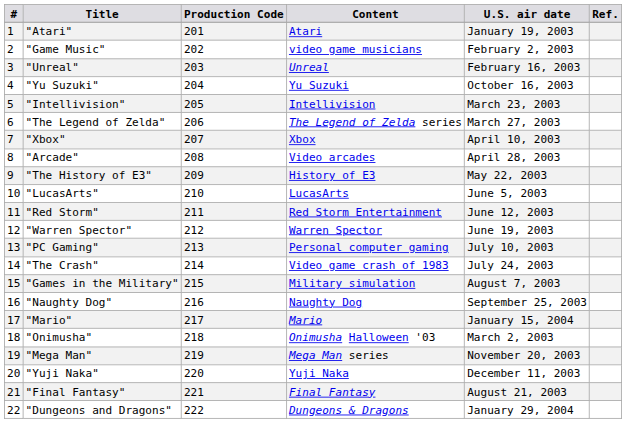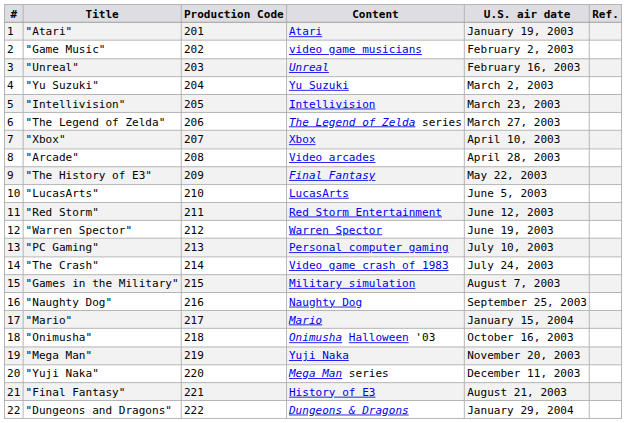(520, 85) October 16, 2003 -> (510, 85) March 2, 2003
(332, 176) History of E3 -> (332, 176) Final Fantasy
(510, 338) March 2, 2003 -> (520, 338) October 16, 2003
(339, 356) Mega Man series -> (319, 356) Yuji Naka
(319, 374) Yuji Naka -> (339, 374) Mega Man series
(332, 392) Final Fantasy -> (332, 392) History of E3
